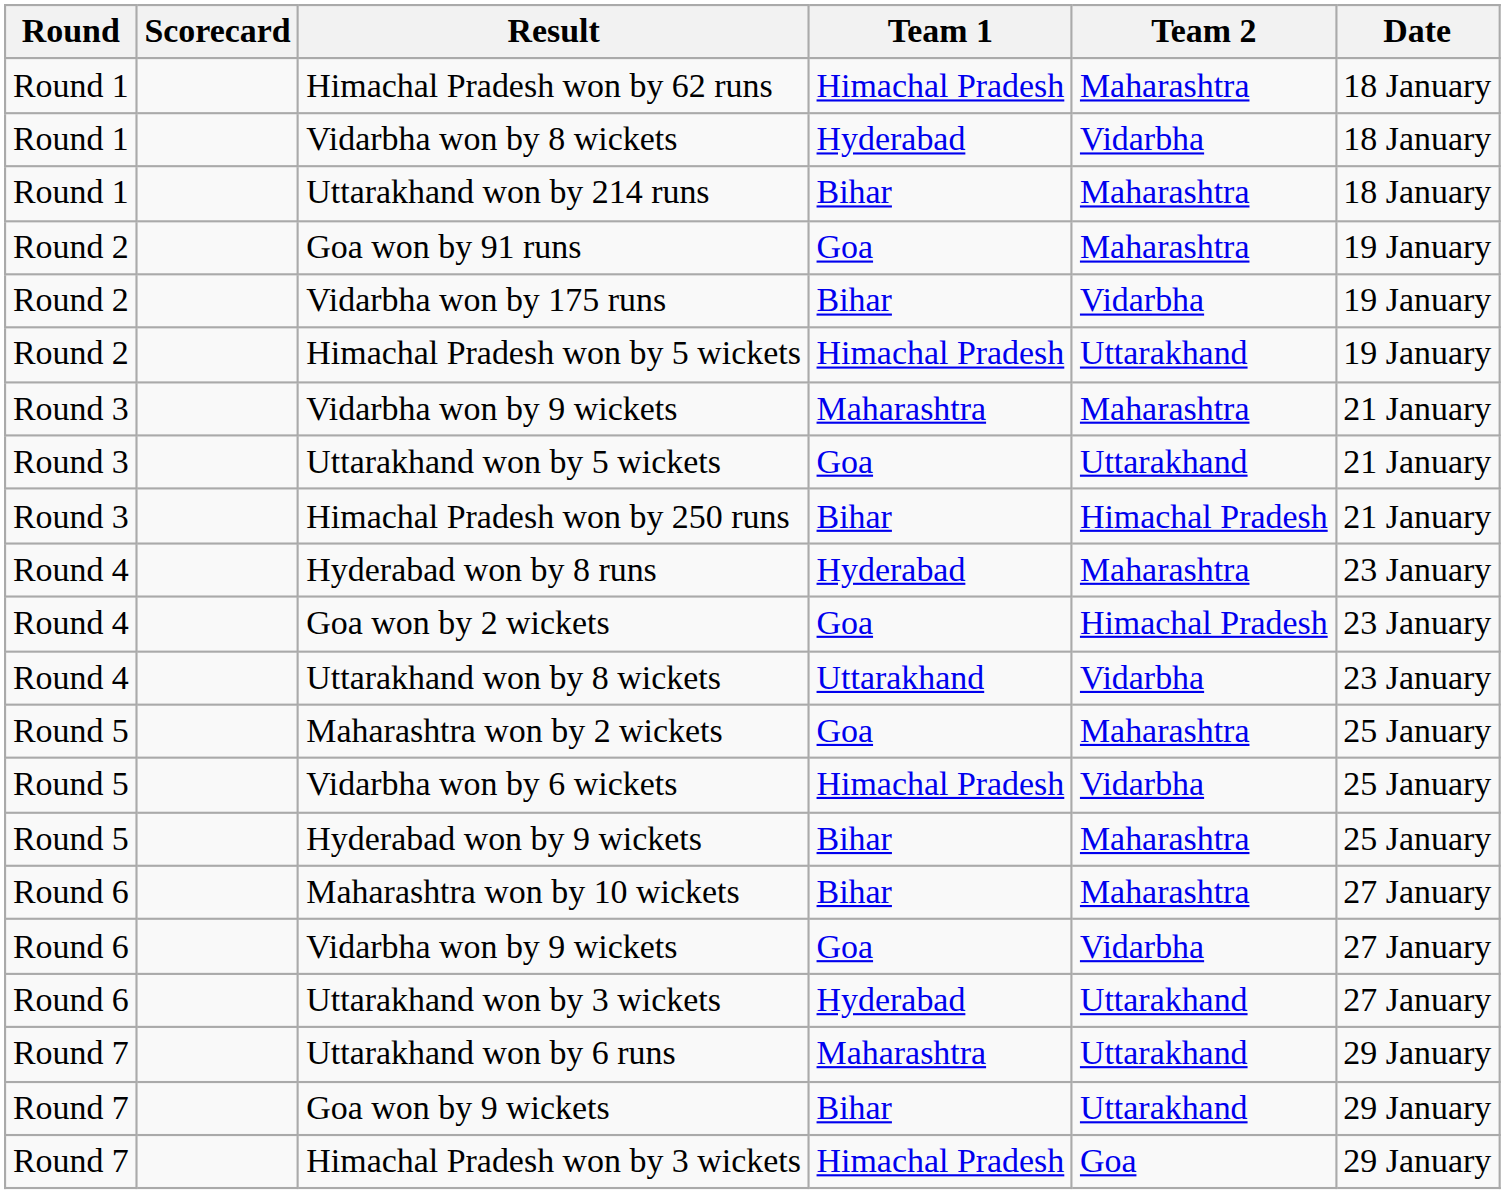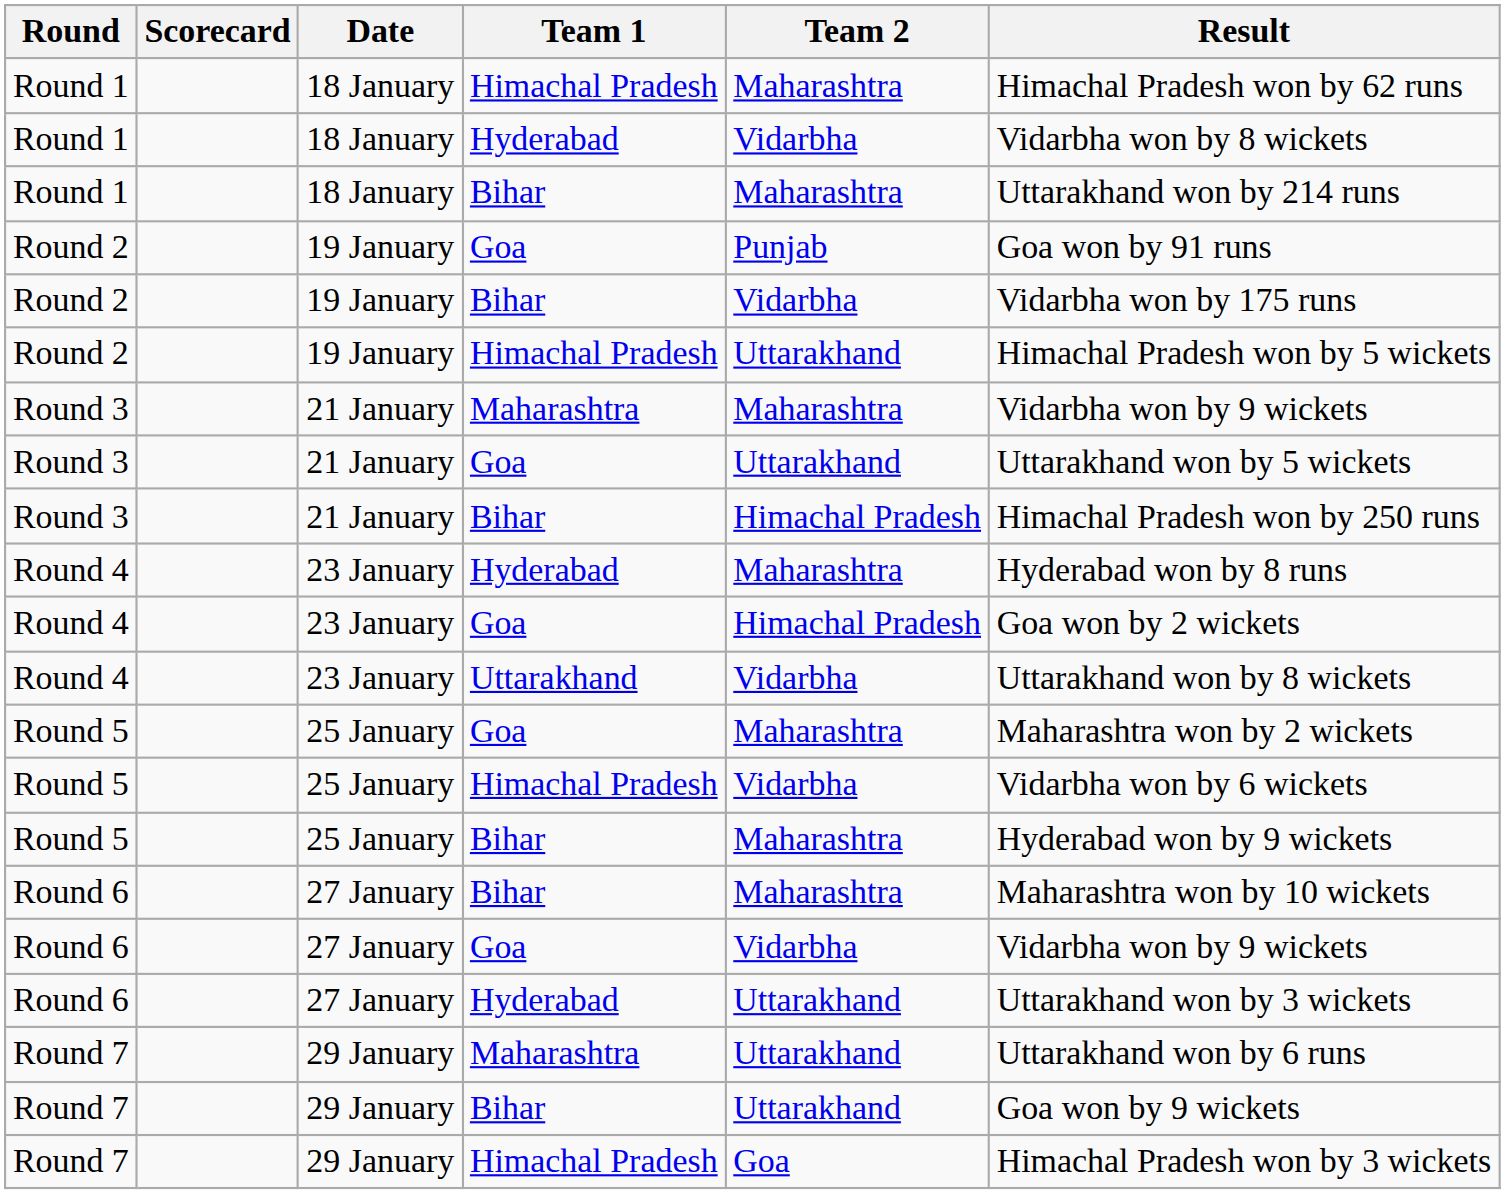columns swapped: (1417, 31) <-> (554, 31)
(1165, 246) Maharashtra -> (780, 246) Punjab
